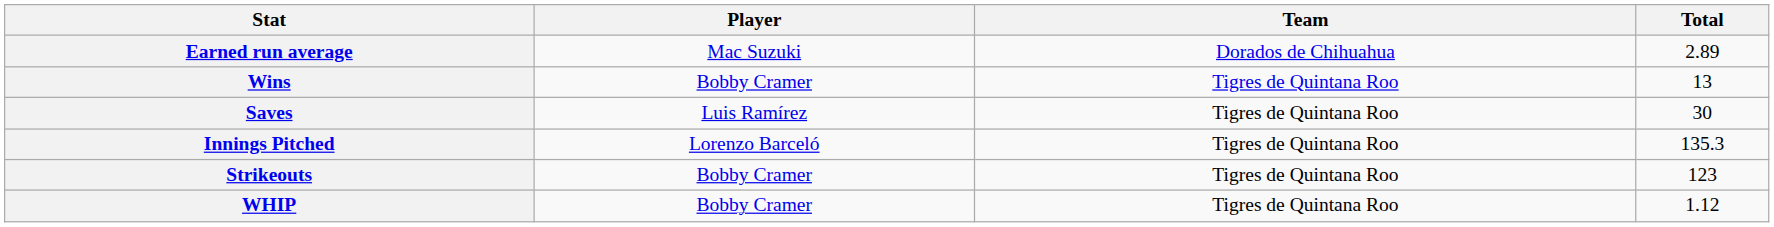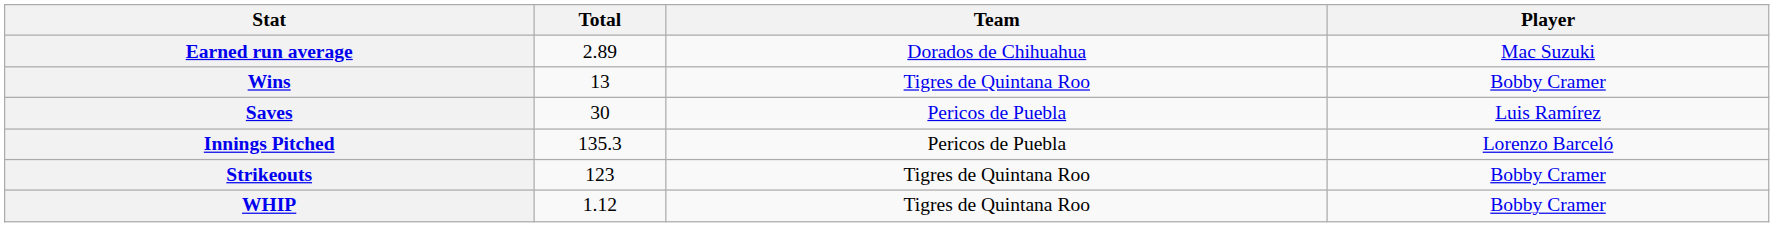columns swapped: (754, 19) <-> (1702, 19)
(1305, 112) Tigres de Quintana Roo -> (997, 112) Pericos de Puebla
(1305, 143) Tigres de Quintana Roo -> (997, 143) Pericos de Puebla
